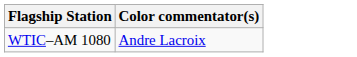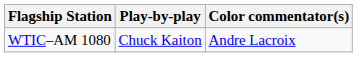+ column: (160, 16)
